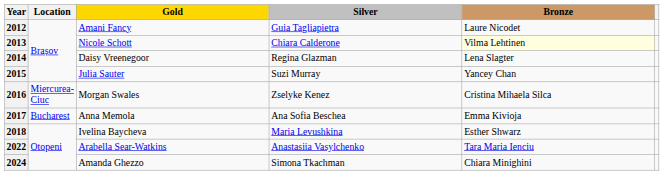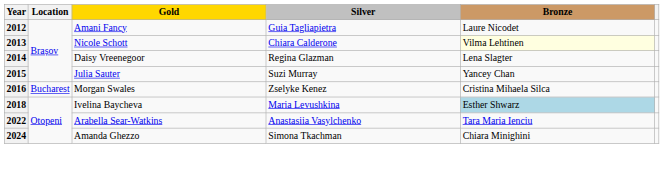(52, 95) Miercurea-Ciuc -> (50, 89) Bucharest
- row: (16, 116)
(492, 131) no background -> (491, 105) lightblue background
